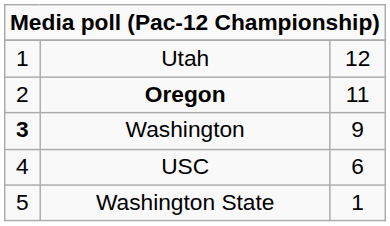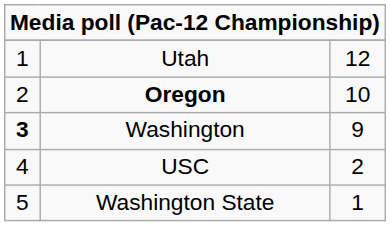(358, 94) 11 -> (358, 94) 10
(358, 166) 6 -> (358, 166) 2
